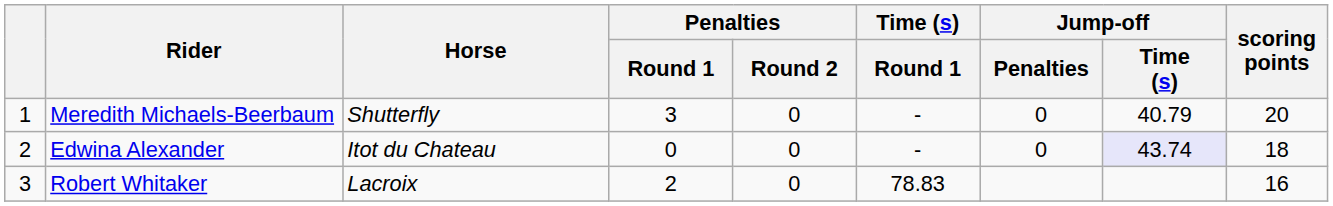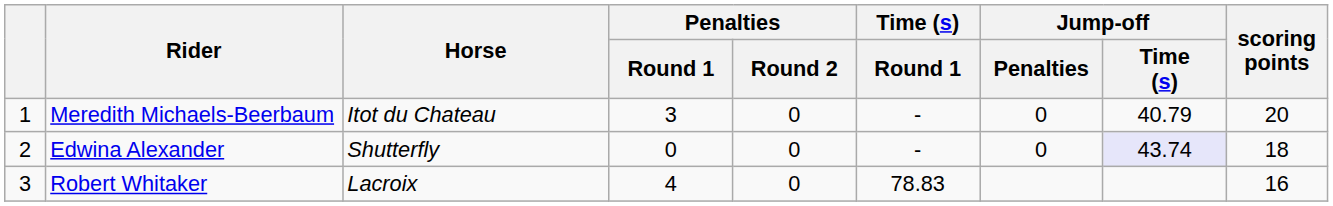(393, 115) Shutterfly -> (422, 115) Itot du Chateau
(422, 150) Itot du Chateau -> (393, 150) Shutterfly
(671, 184) 2 -> (671, 184) 4
